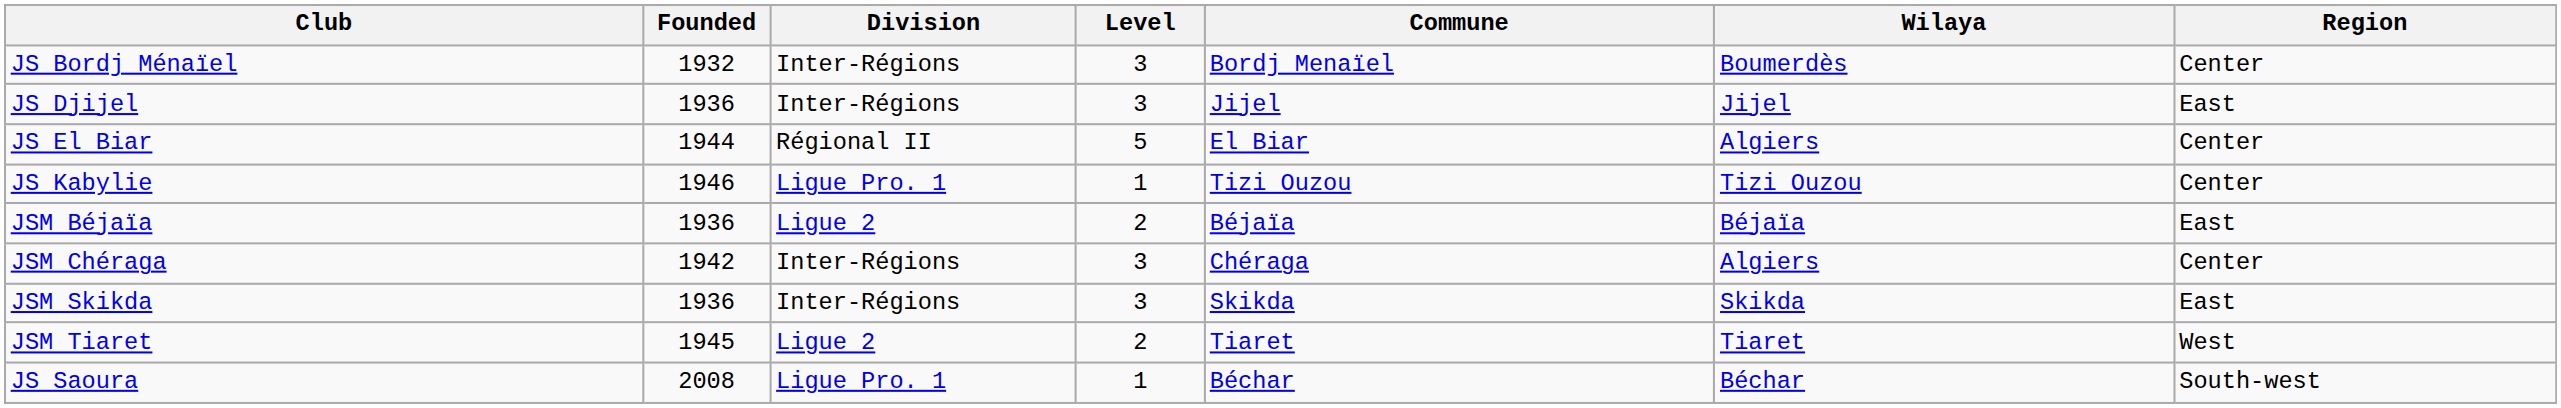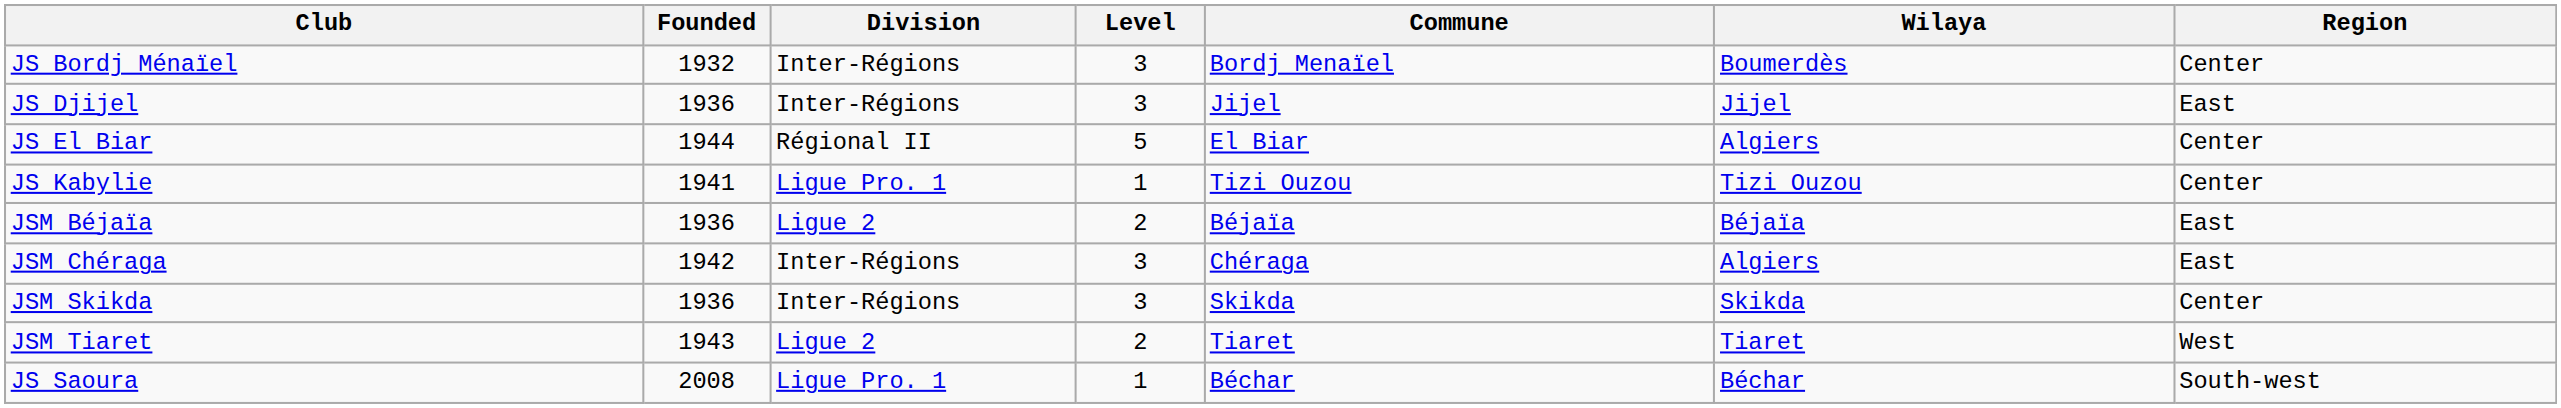(707, 183) 1946 -> (707, 183) 1941
(2222, 263) Center -> (2208, 263) East
(2208, 302) East -> (2222, 302) Center
(707, 342) 1945 -> (707, 342) 1943
